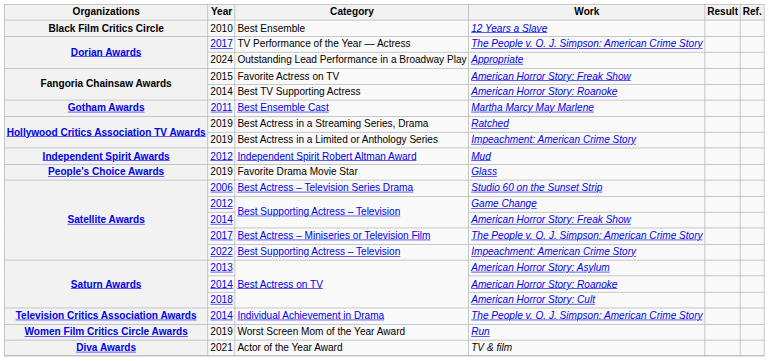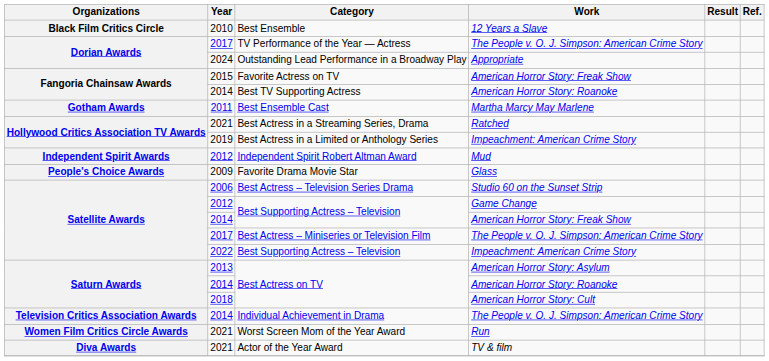(222, 124) 2019 -> (222, 124) 2021
(222, 172) 2019 -> (222, 172) 2009
(222, 332) 2019 -> (222, 332) 2021
